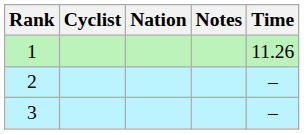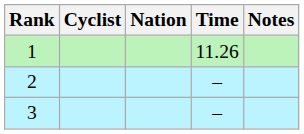columns swapped: (273, 19) <-> (219, 19)
